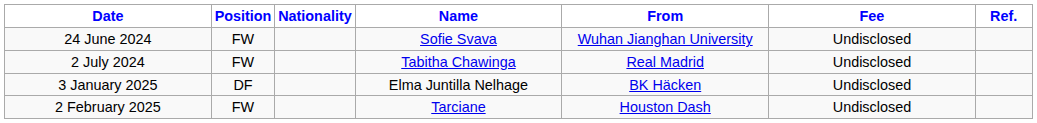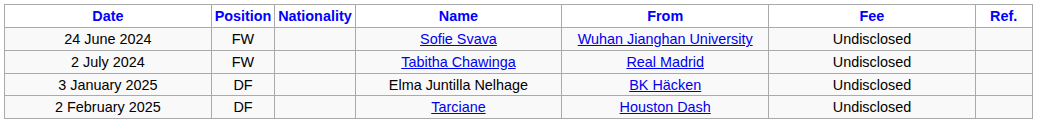(243, 107) FW -> (243, 107) DF
